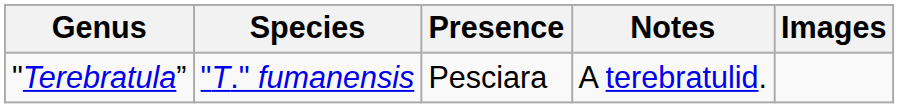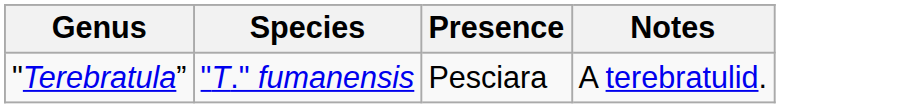- column: (834, 28)
